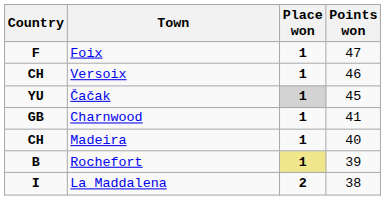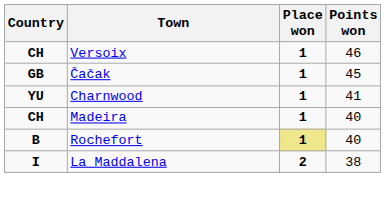- row: (86, 53)
(36, 96) YU -> (36, 75) GB
(303, 96) lightgrey background -> (303, 75) no background
(36, 118) GB -> (36, 96) YU
(353, 162) 39 -> (353, 140) 40
